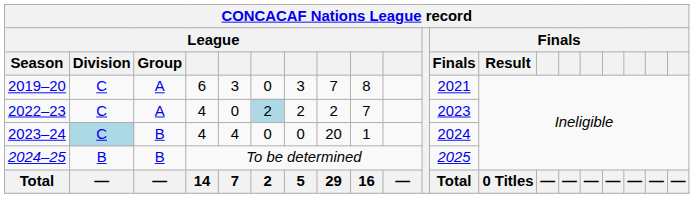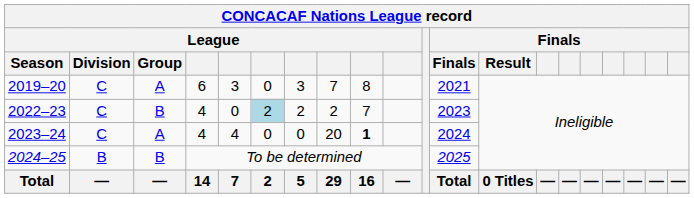(160, 110) A -> (160, 110) B
(102, 134) lightblue background -> (102, 134) no background
(160, 134) B -> (160, 134) A
(366, 134) normal -> (366, 134) bold
